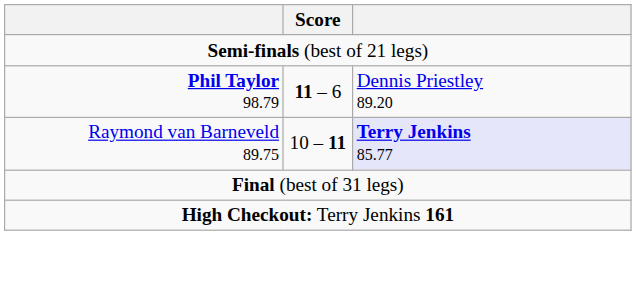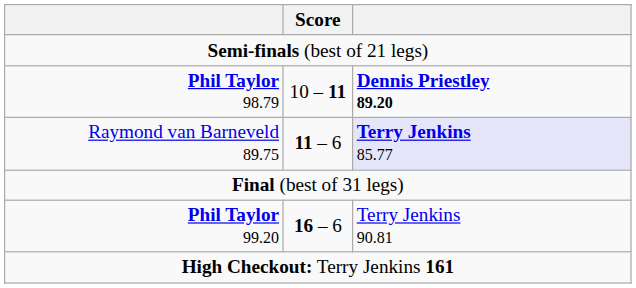(318, 91) 11 – 6 -> (318, 91) 10 – 11
(420, 91) normal -> (423, 91) bold
(318, 143) 10 – 11 -> (318, 143) 11 – 6
+ row: (233, 225)
